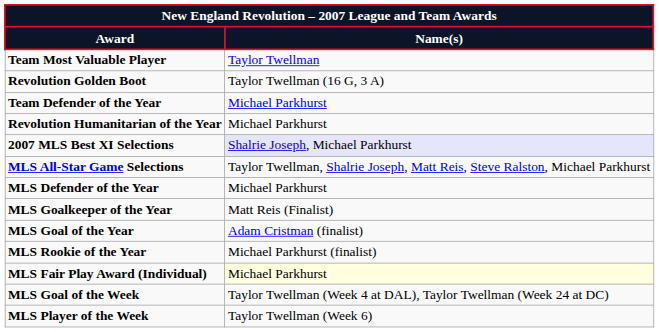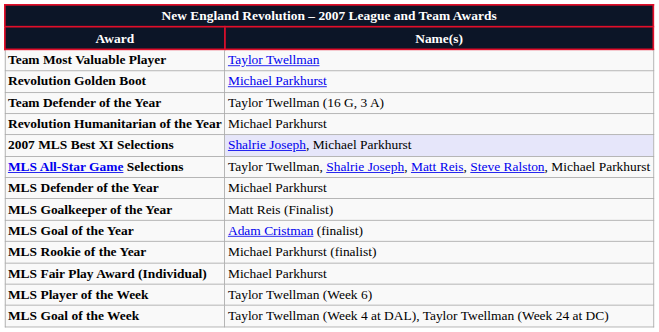(306, 81) Taylor Twellman (16 G, 3 A) -> (277, 81) Michael Parkhurst
(277, 102) Michael Parkhurst -> (306, 102) Taylor Twellman (16 G, 3 A)
(277, 273) lightyellow background -> (277, 273) no background
rows swapped: (78, 316) <-> (74, 294)
